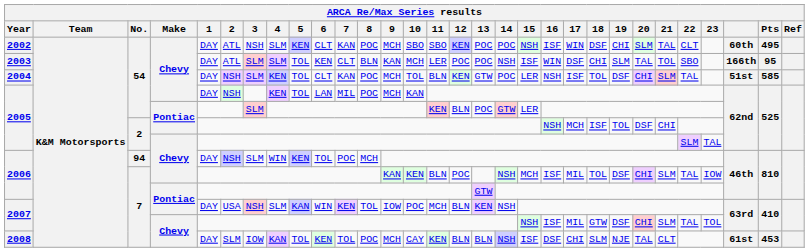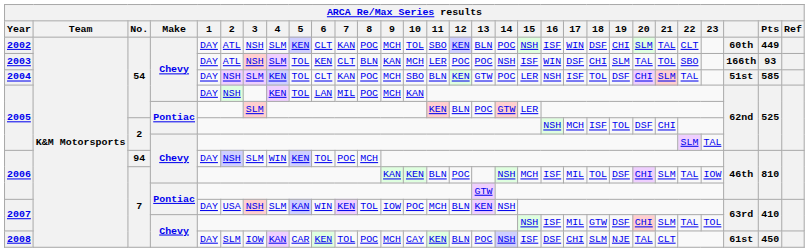(415, 45) SBO -> (415, 45) TOL
(484, 45) POC -> (484, 45) BLN
(770, 45) 495 -> (770, 45) 449
(255, 61) SLM -> (255, 61) NSH
(770, 61) 95 -> (770, 61) 93
(415, 77) TOL -> (415, 77) SBO
(300, 239) TOL -> (300, 239) CAR
(484, 239) BLN -> (484, 239) POC
(770, 239) 453 -> (770, 239) 450
